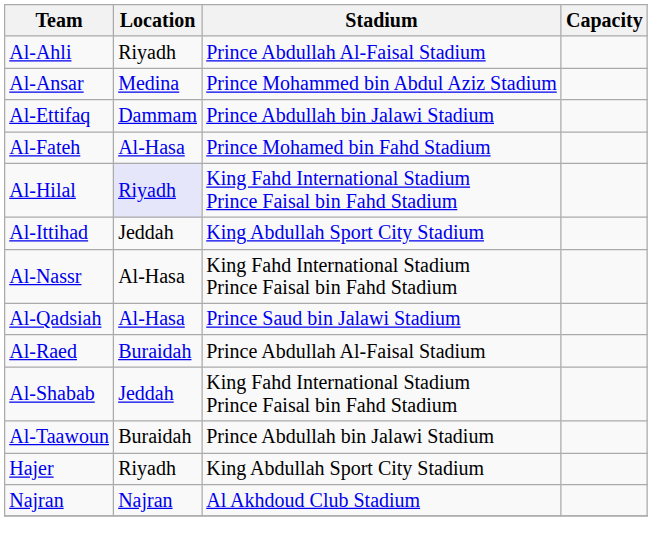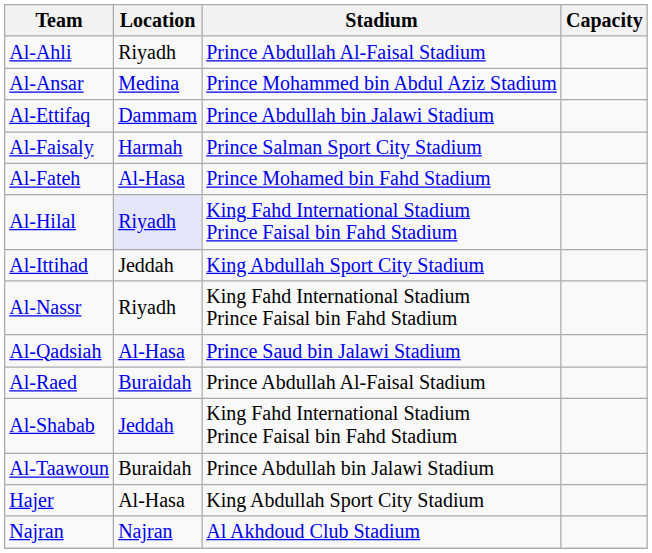+ row: (51, 147)
(151, 276) Al-Hasa -> (147, 307) Riyadh
(147, 468) Riyadh -> (151, 500) Al-Hasa
